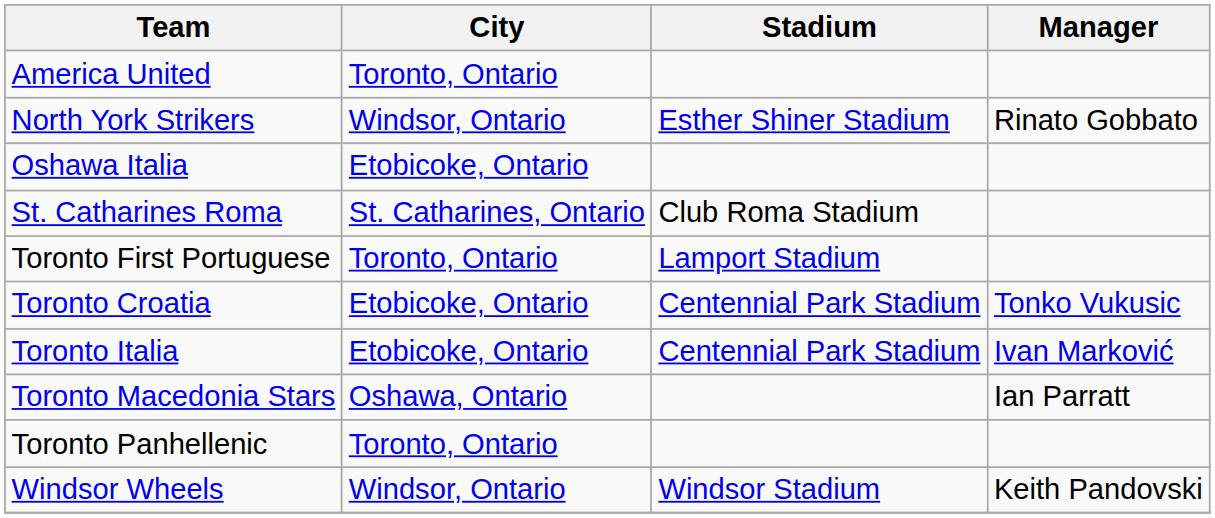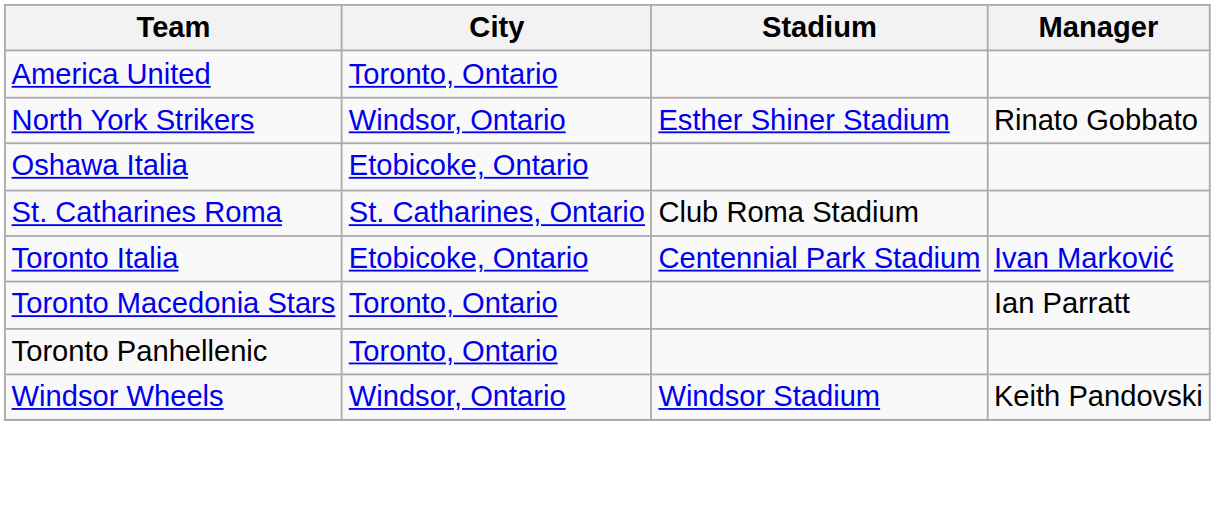- row: (171, 258)
- row: (111, 304)
(458, 397) Oshawa, Ontario -> (453, 304) Toronto, Ontario
